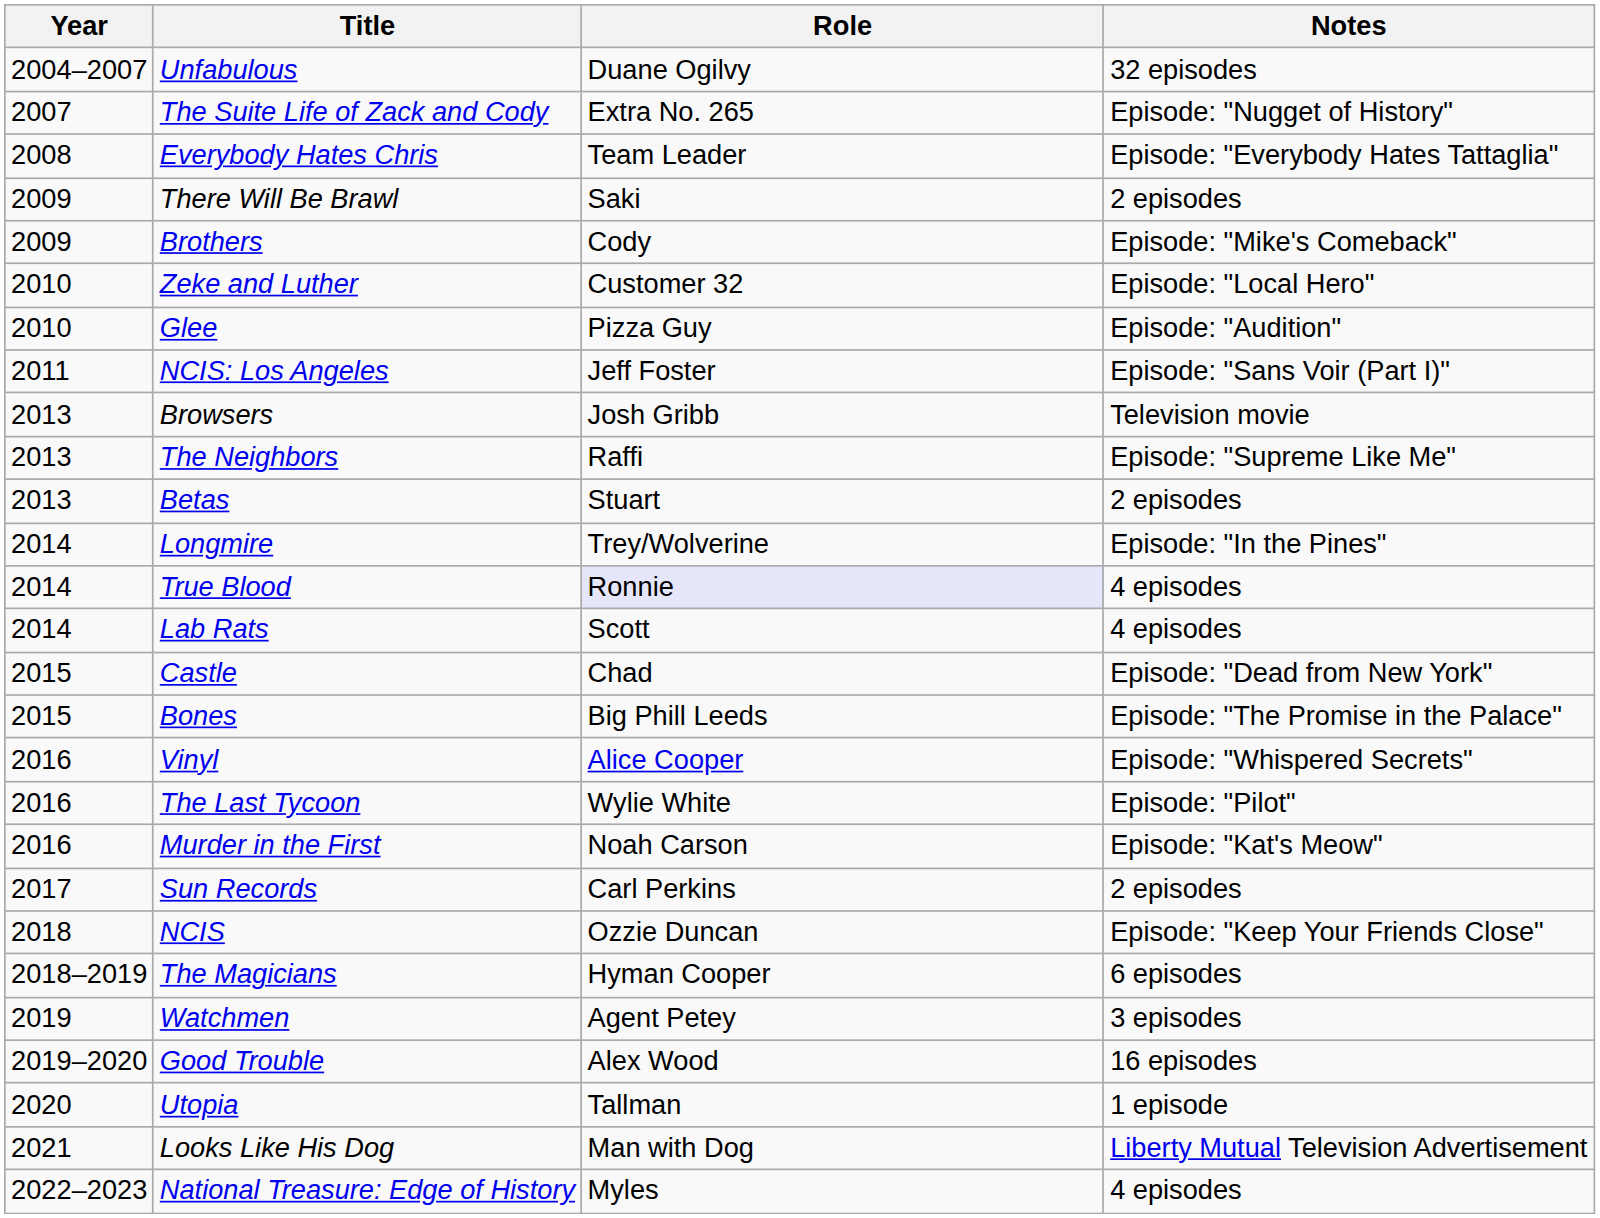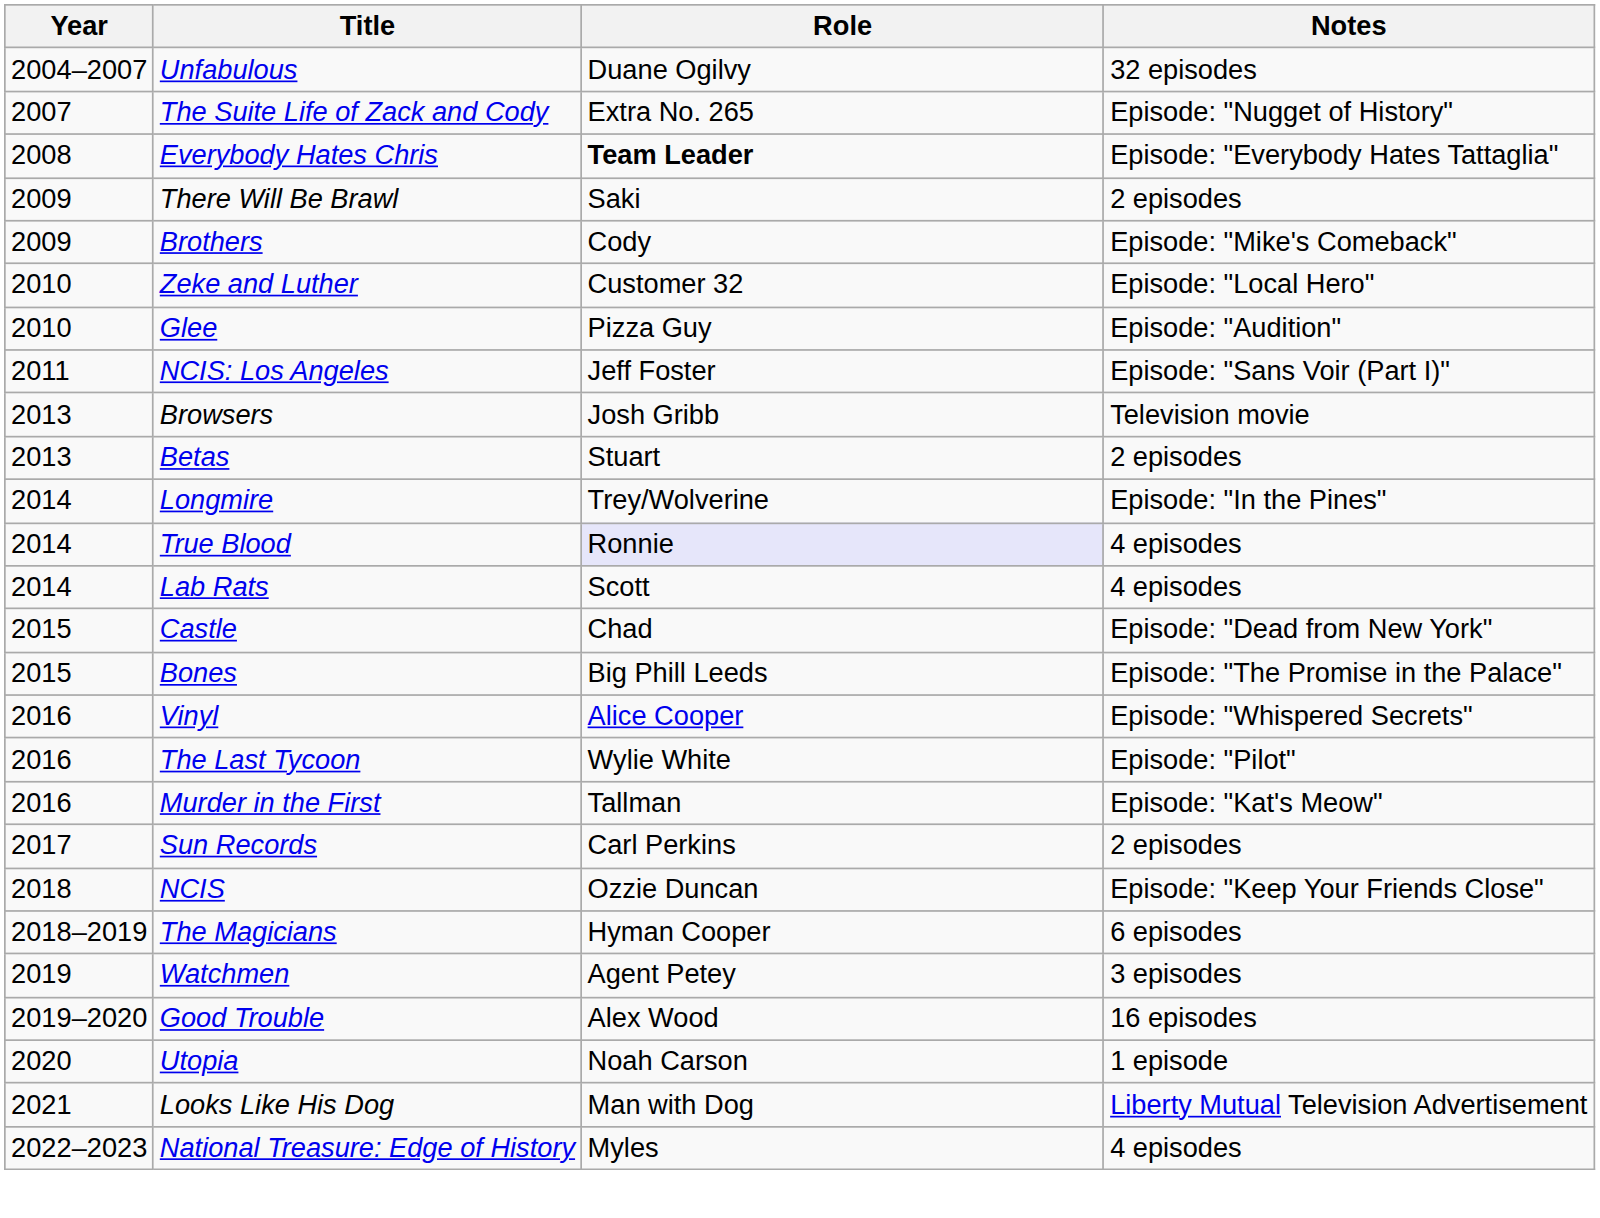(667, 155) normal -> (671, 155) bold
- row: (249, 457)
(668, 845) Noah Carson -> (634, 802) Tallman
(634, 1104) Tallman -> (668, 1061) Noah Carson
